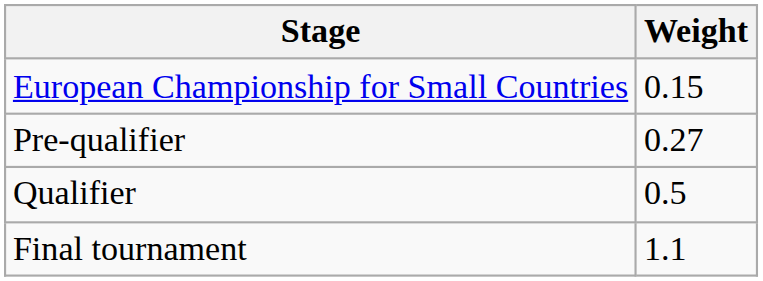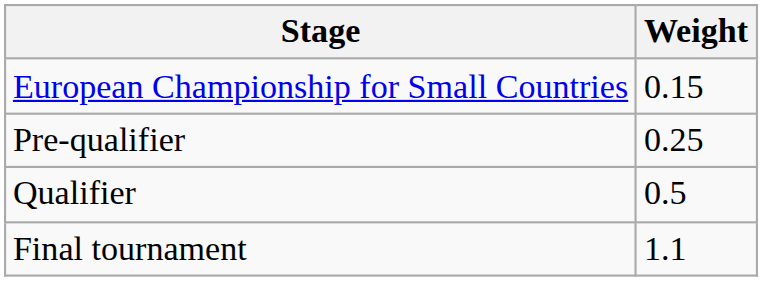(674, 139) 0.27 -> (674, 139) 0.25
